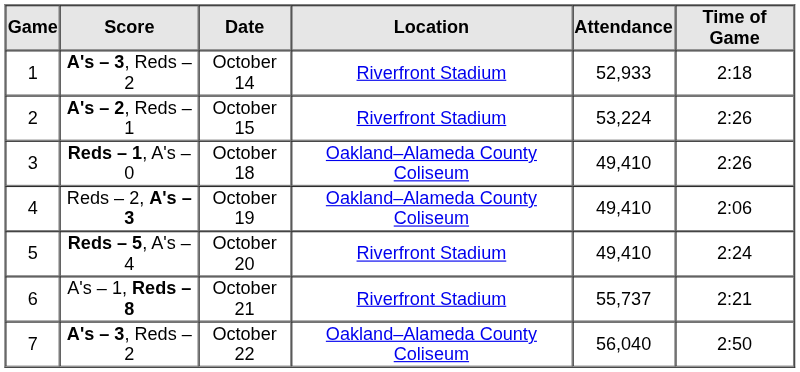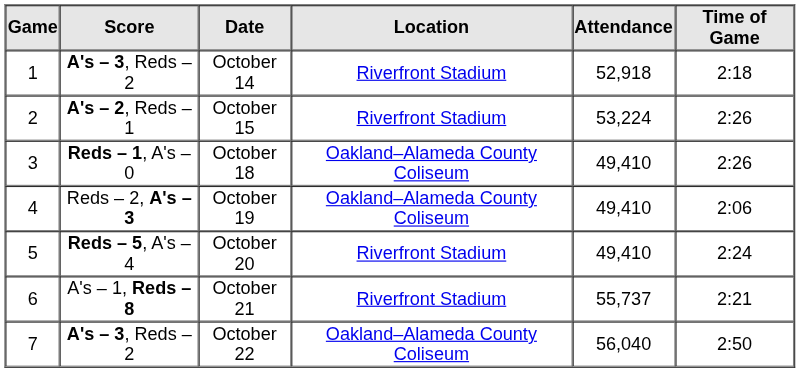(624, 72) 52,933 -> (624, 72) 52,918
